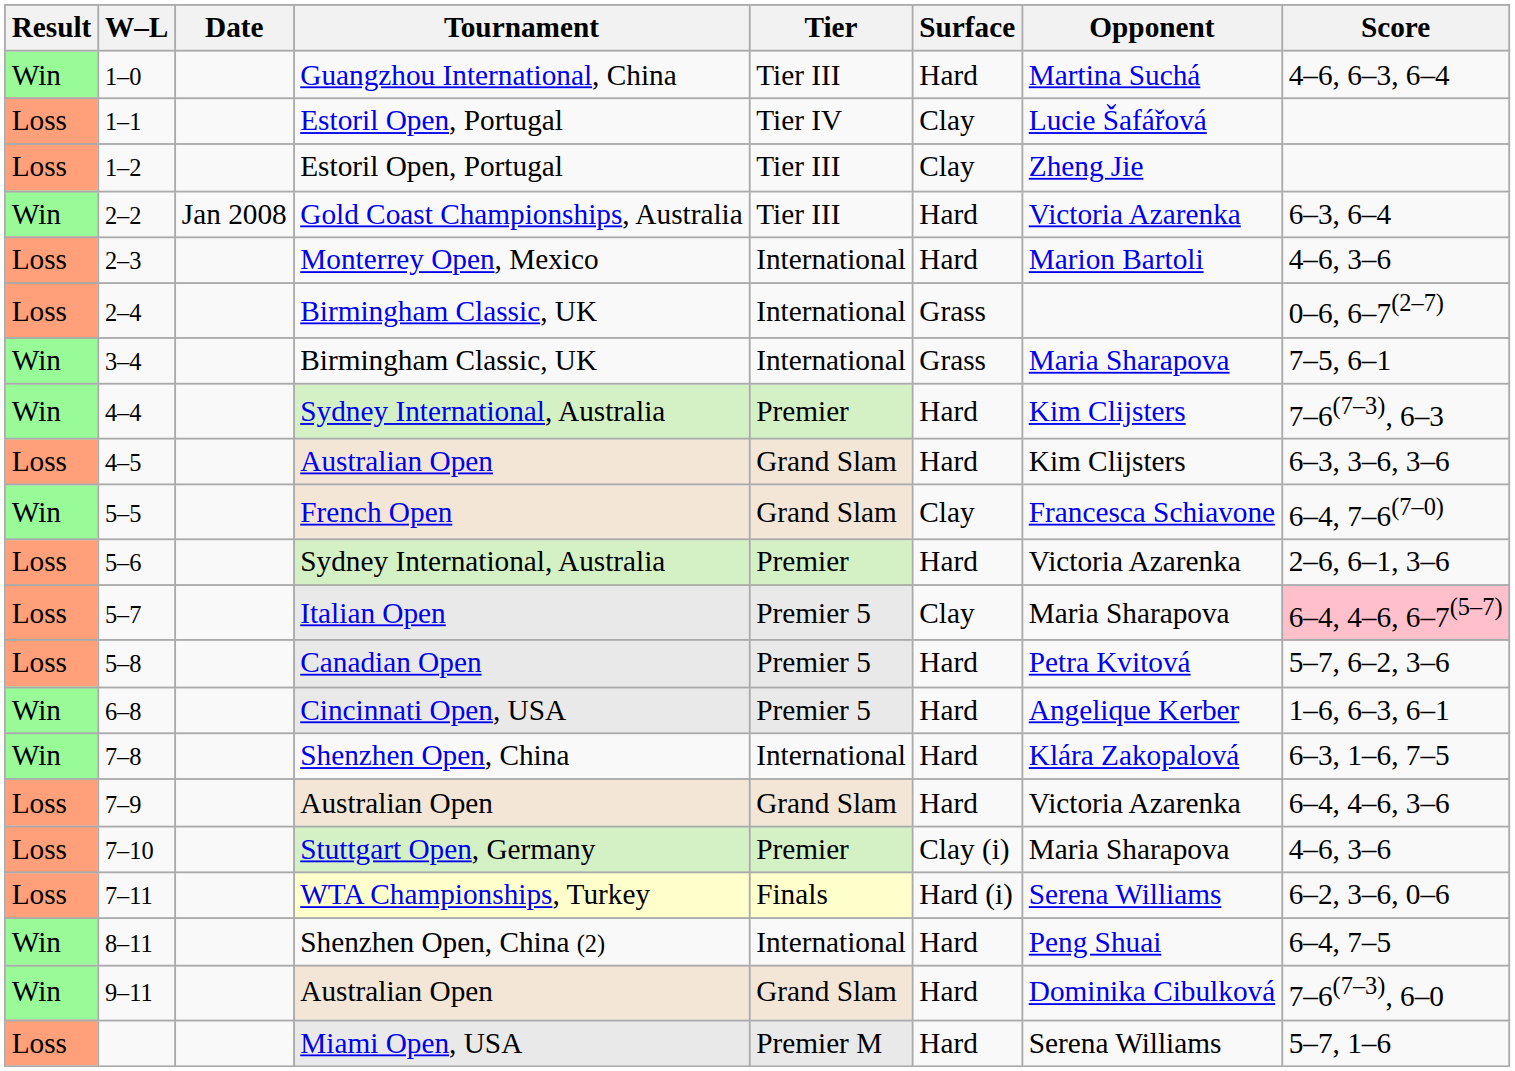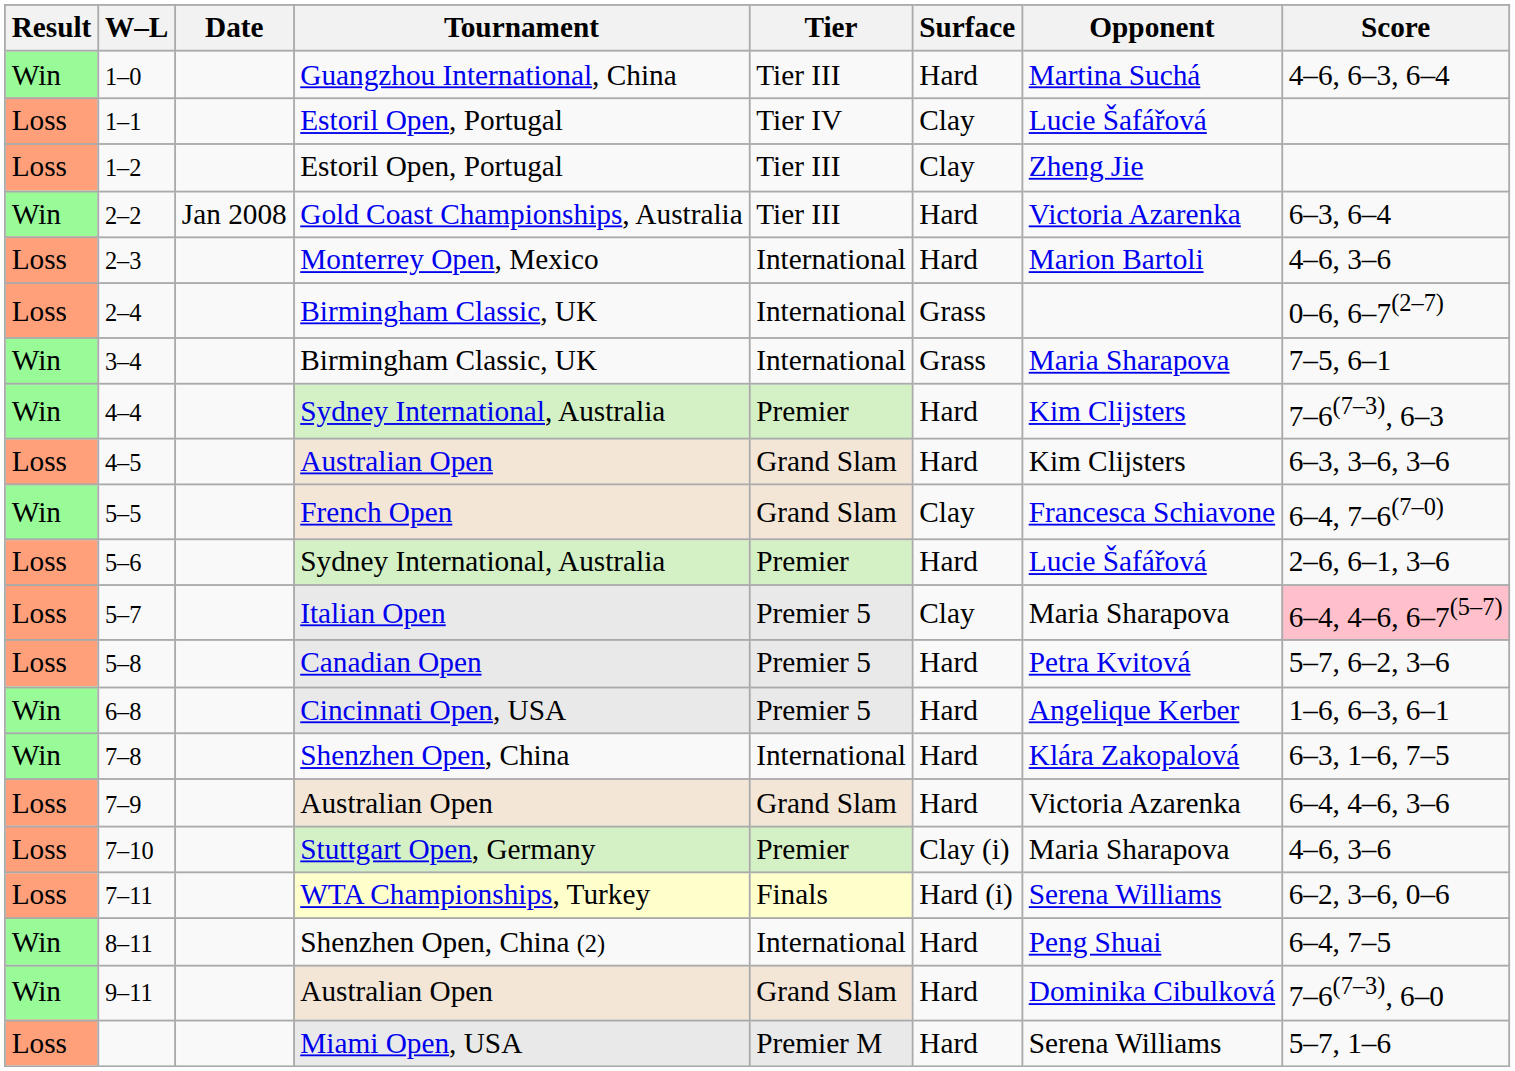(1135, 562) Victoria Azarenka -> (1118, 562) Lucie Šafářová
